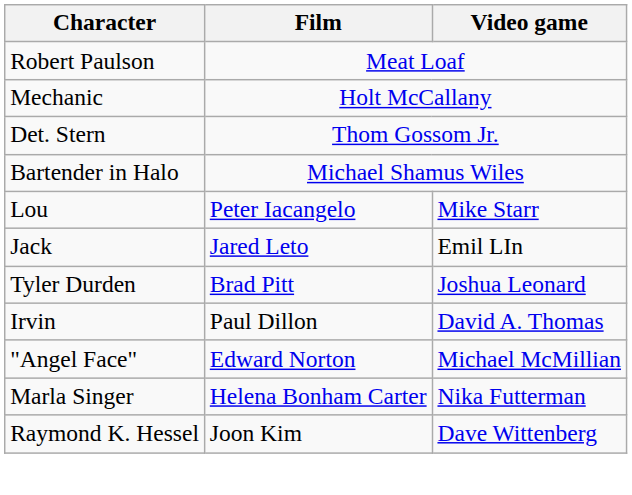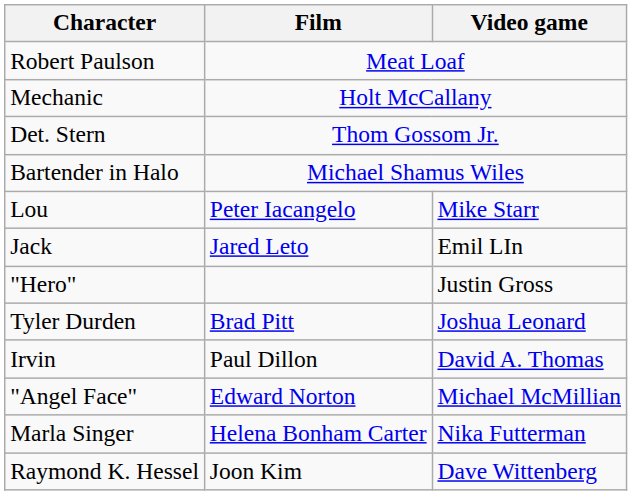+ row: (43, 284)
